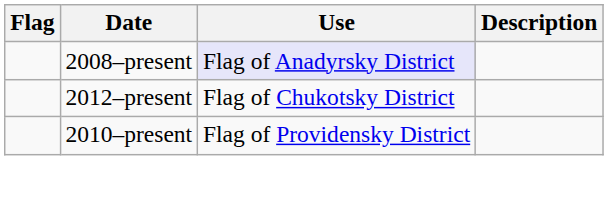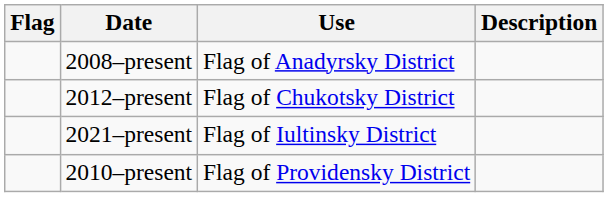(329, 60) lavender background -> (329, 60) no background
+ row: (129, 135)
